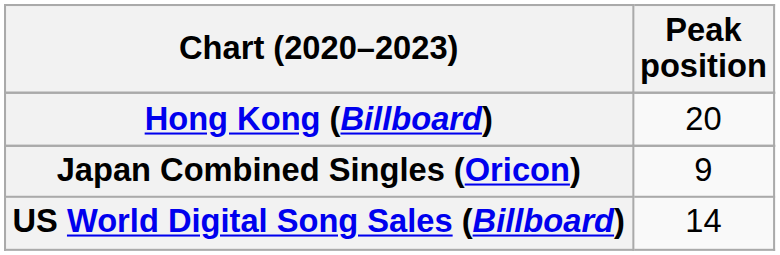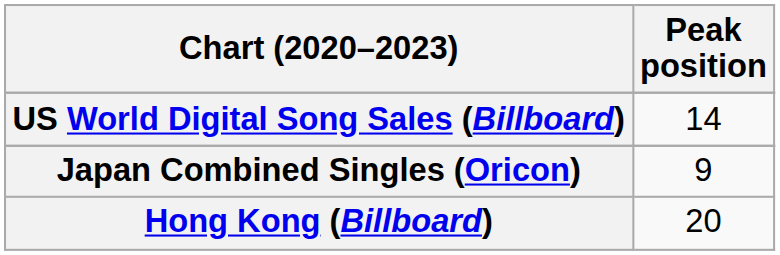rows swapped: (319, 118) <-> (319, 222)
